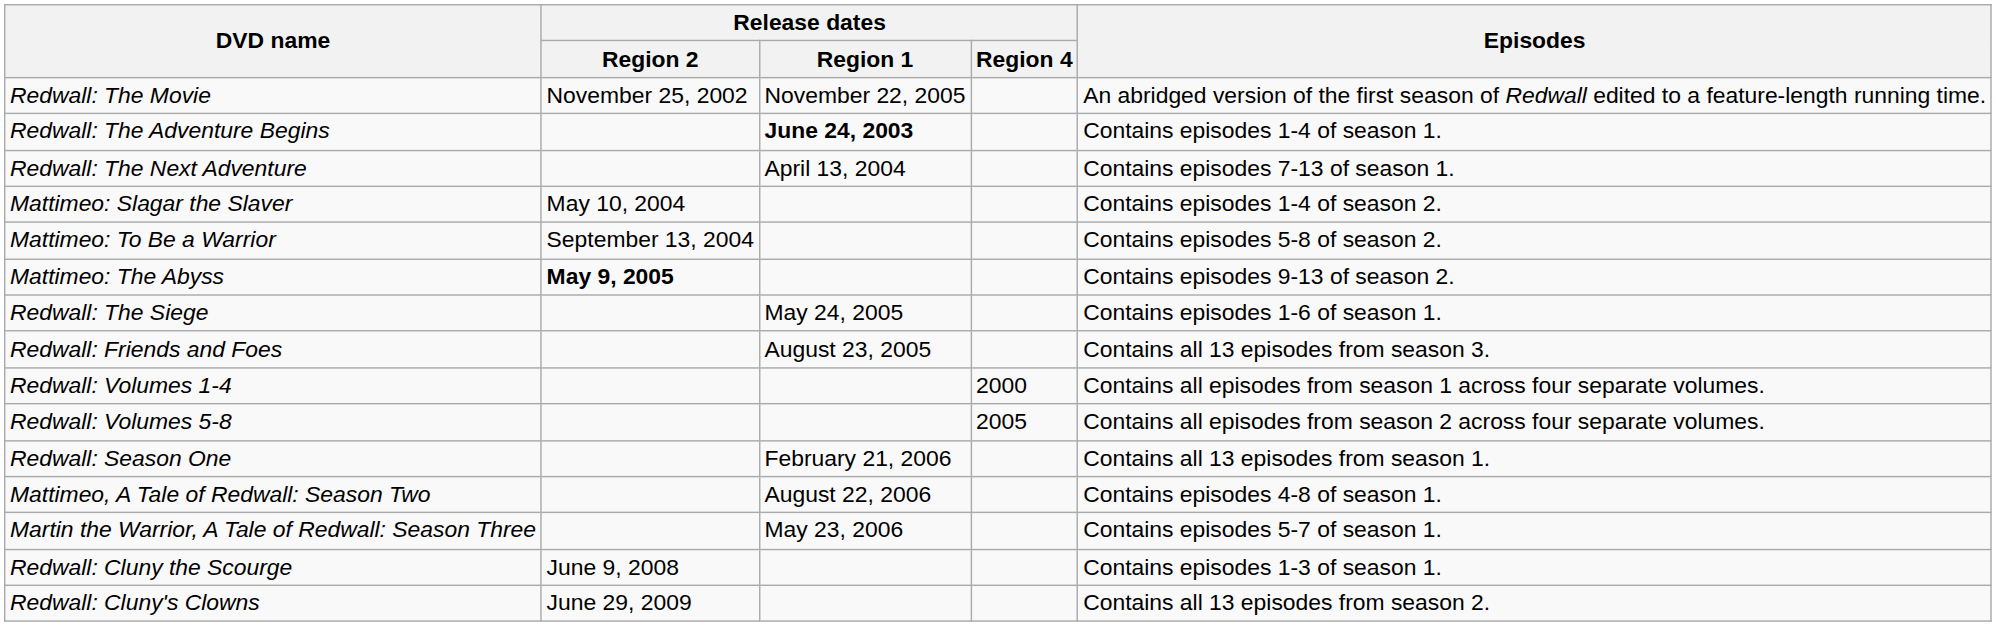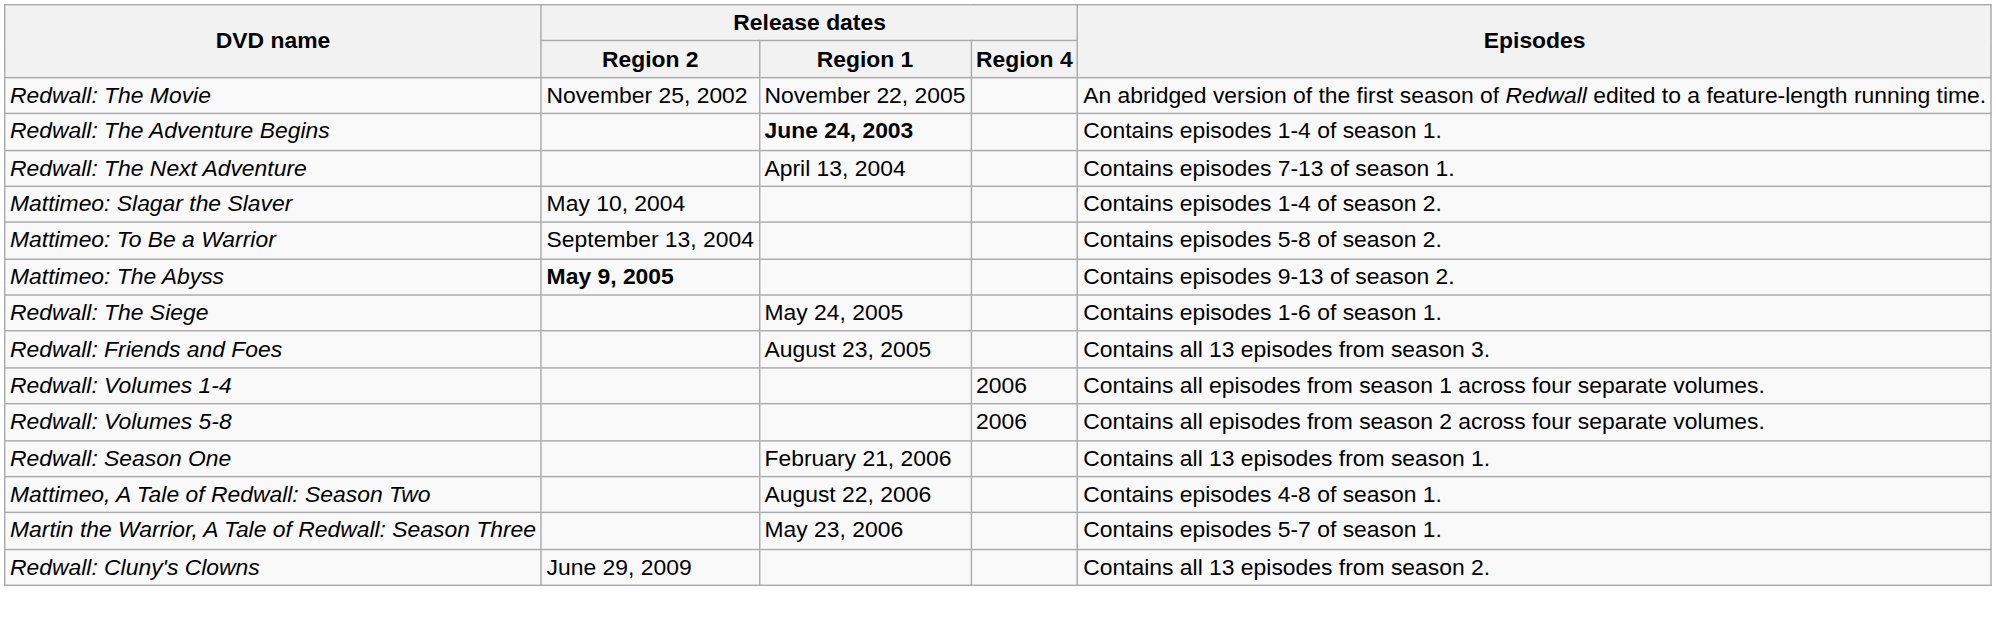(1001, 385) 2000 -> (1001, 385) 2006
(1001, 421) 2005 -> (1001, 421) 2006
- row: (151, 566)
